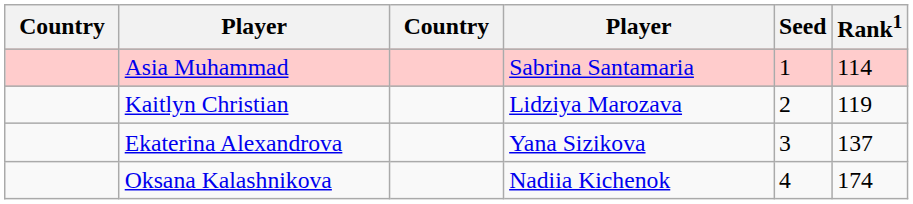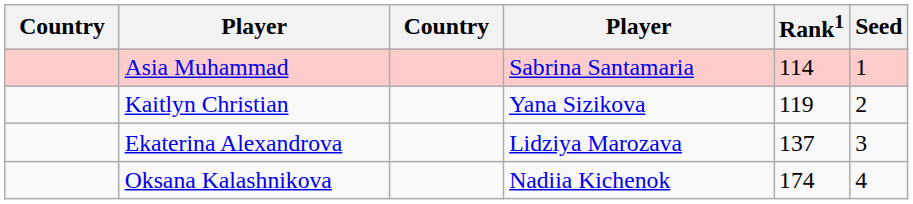columns swapped: (870, 26) <-> (803, 26)
(596, 104) Lidziya Marozava -> (577, 104) Yana Sizikova
(577, 142) Yana Sizikova -> (596, 142) Lidziya Marozava
